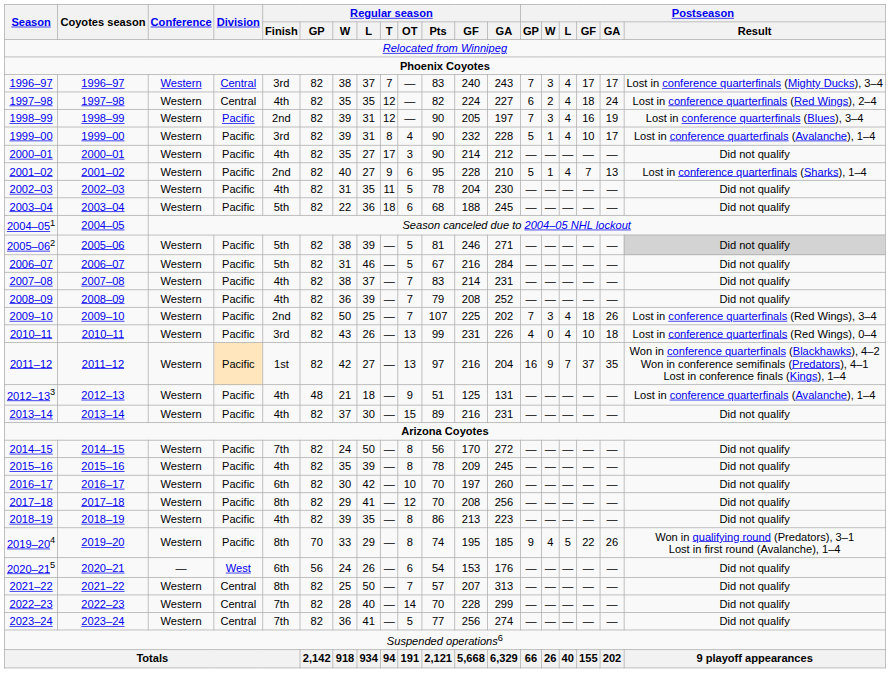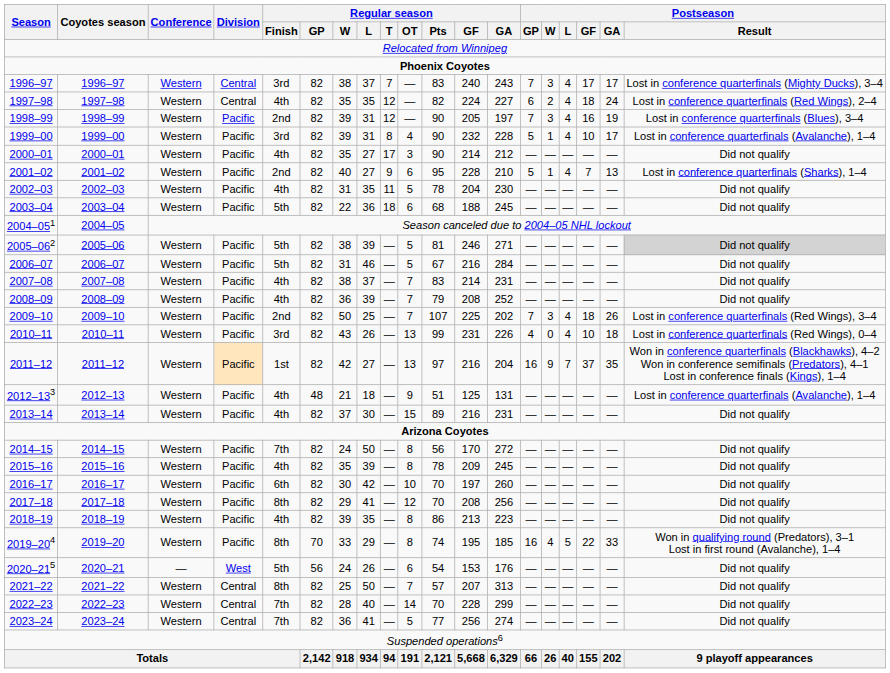(531, 543) 9 -> (531, 543) 16
(612, 543) 26 -> (612, 543) 33
(281, 568) 6th -> (281, 568) 5th
